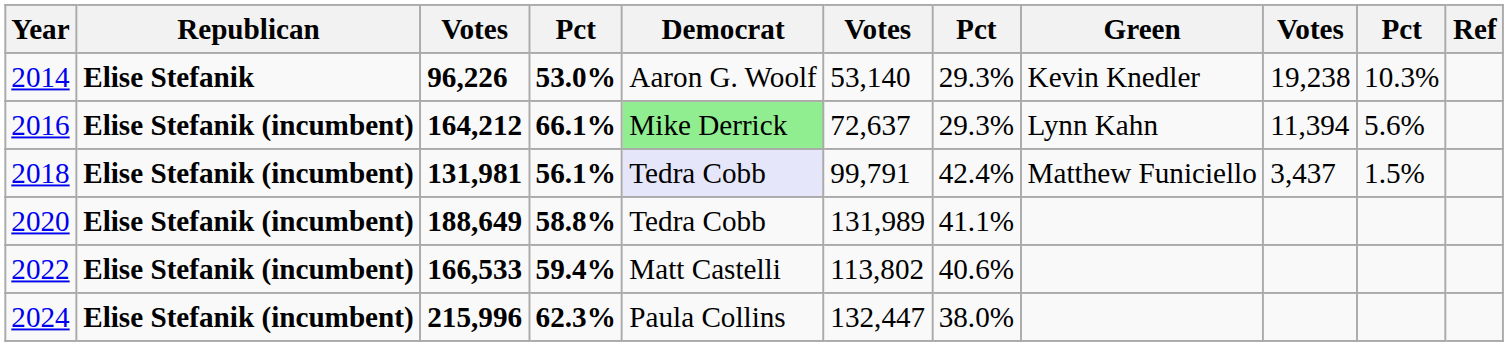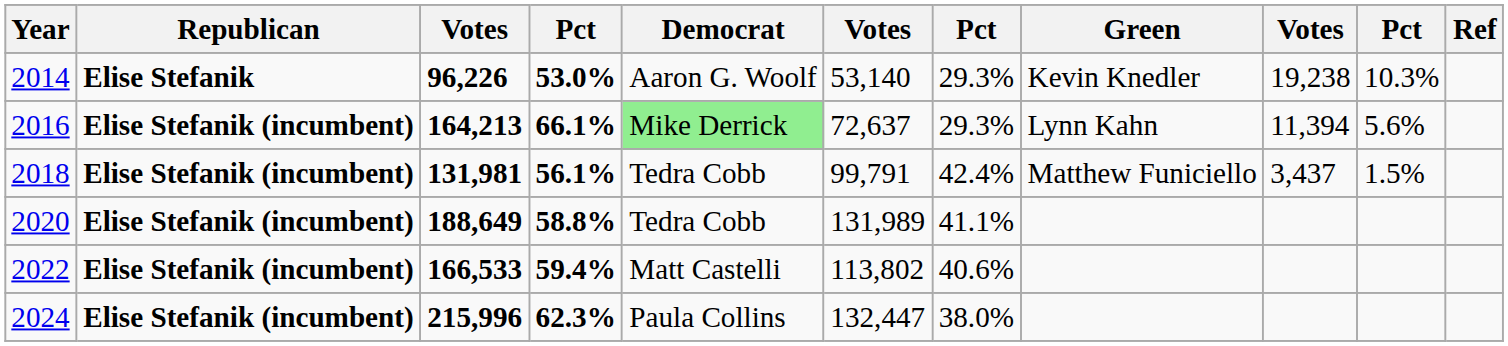(475, 124) 164,212 -> (475, 124) 164,213
(698, 172) lavender background -> (698, 172) no background
